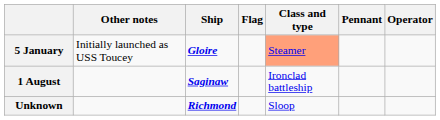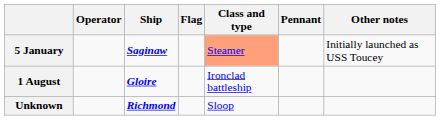columns swapped: (410, 19) <-> (129, 19)
(203, 50) Gloire -> (147, 50) Saginaw
(208, 81) Saginaw -> (142, 81) Gloire
